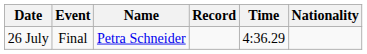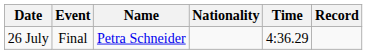columns swapped: (325, 15) <-> (214, 15)
